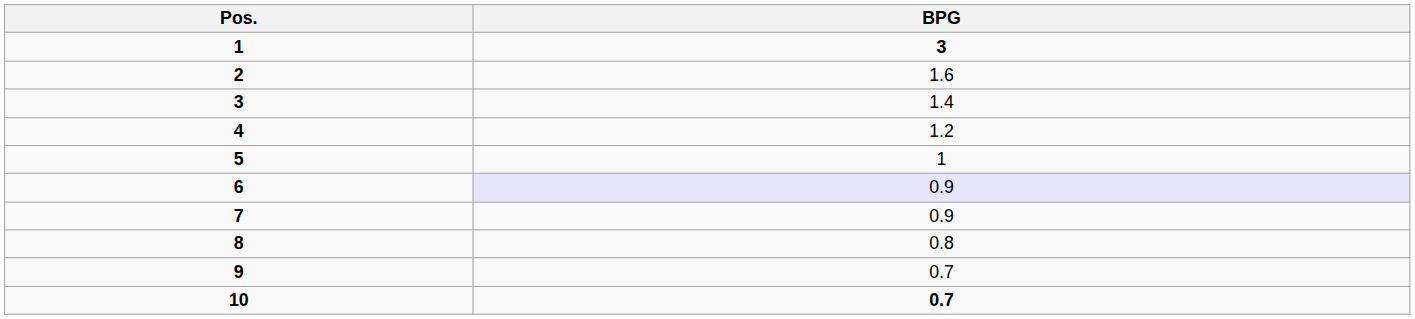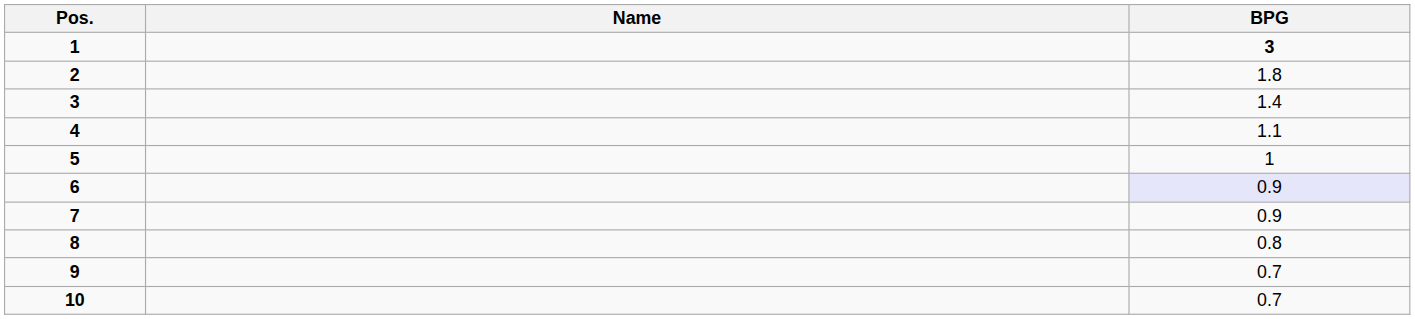+ column: (637, 18)
(942, 74) 1.6 -> (1269, 74) 1.8
(942, 131) 1.2 -> (1269, 131) 1.1
(942, 300) bold -> (1269, 300) normal
